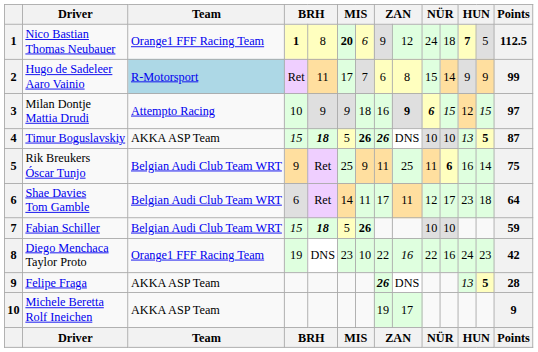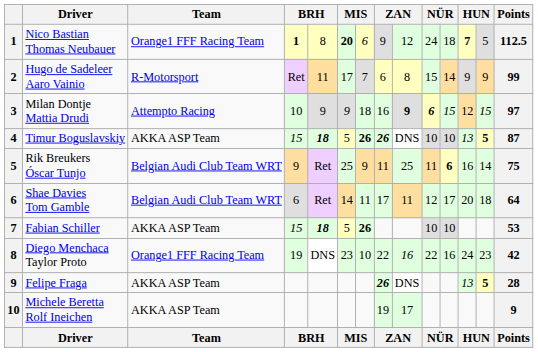(165, 76) lightblue background -> (165, 76) no background
(467, 200) 23 -> (467, 200) 20
(206, 227) Belgian Audi Club Team WRT -> (175, 227) AKKA ASP Team
(514, 227) 59 -> (514, 227) 53
